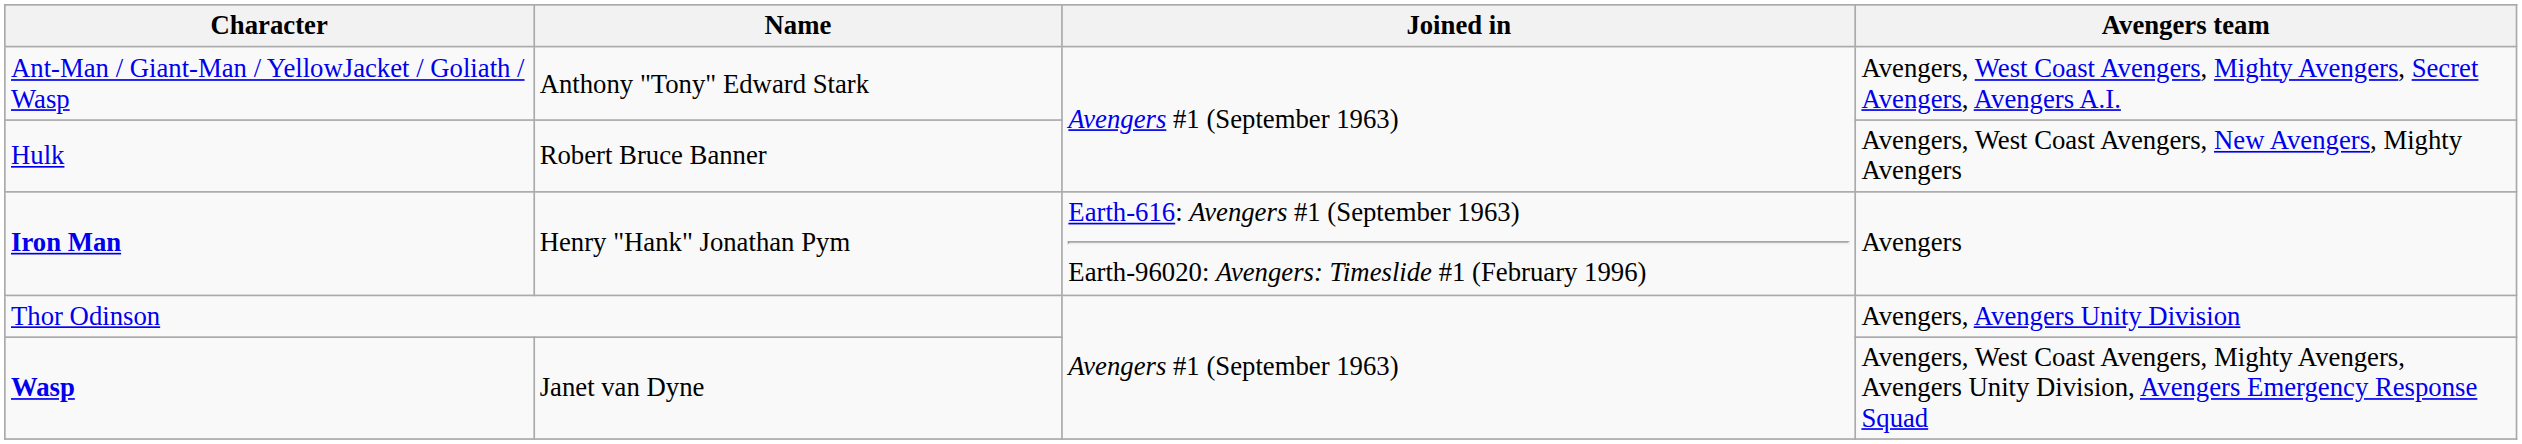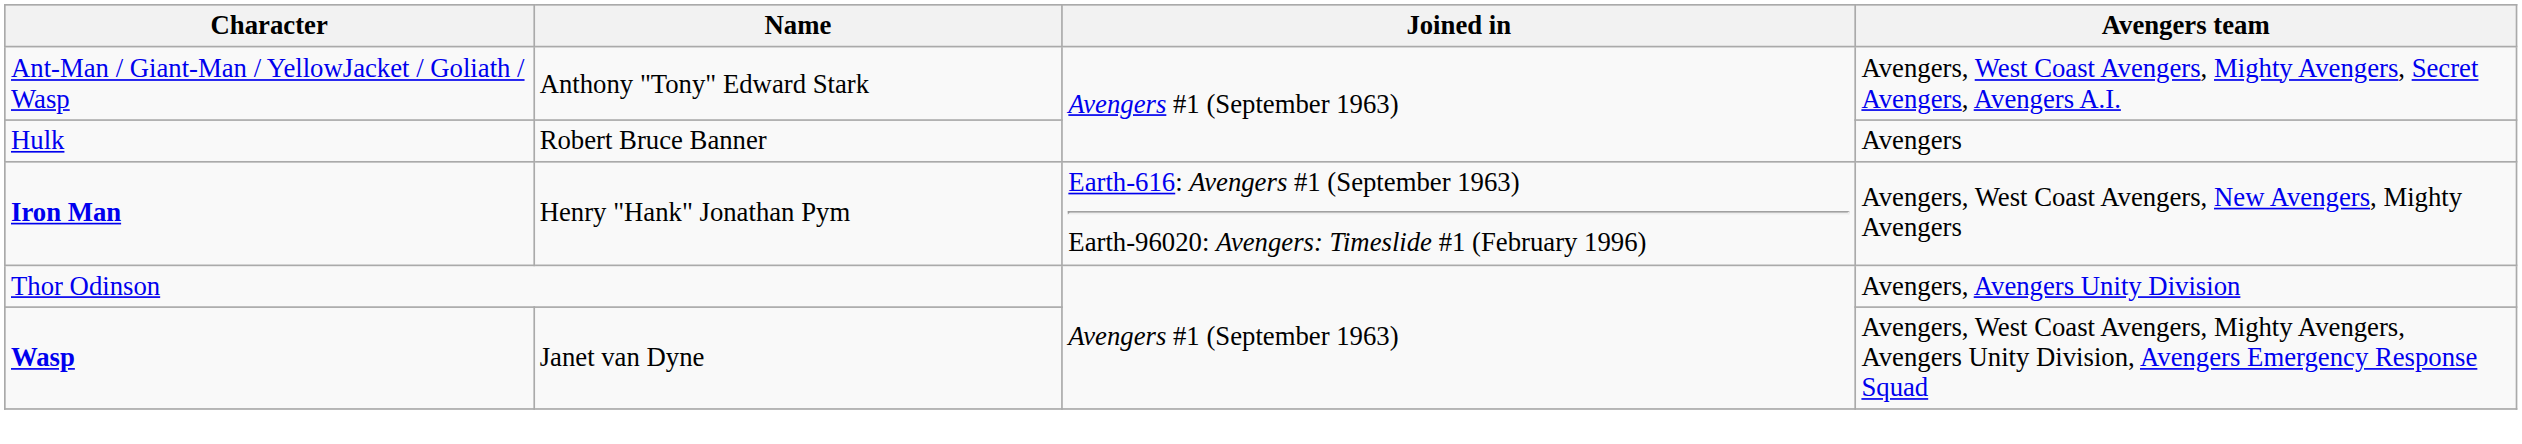(2162, 155) Avengers, West Coast Avengers, New Avengers, Mighty Avengers -> (1912, 140) Avengers
(1912, 242) Avengers -> (2162, 212) Avengers, West Coast Avengers, New Avengers, Mighty Avengers
